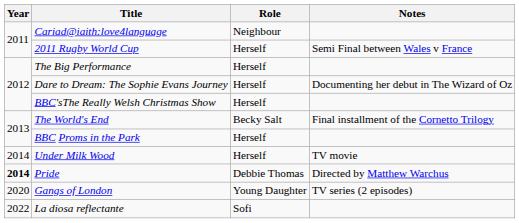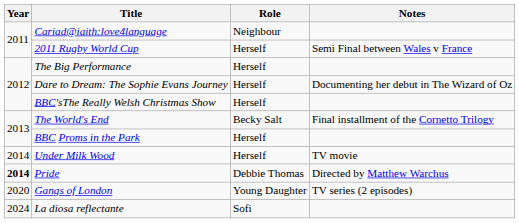(18, 208) 2022 -> (18, 208) 2024
